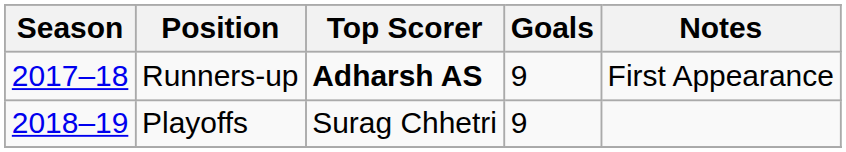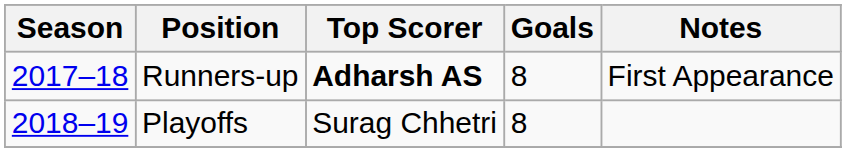(519, 75) 9 -> (519, 75) 8
(519, 123) 9 -> (519, 123) 8
